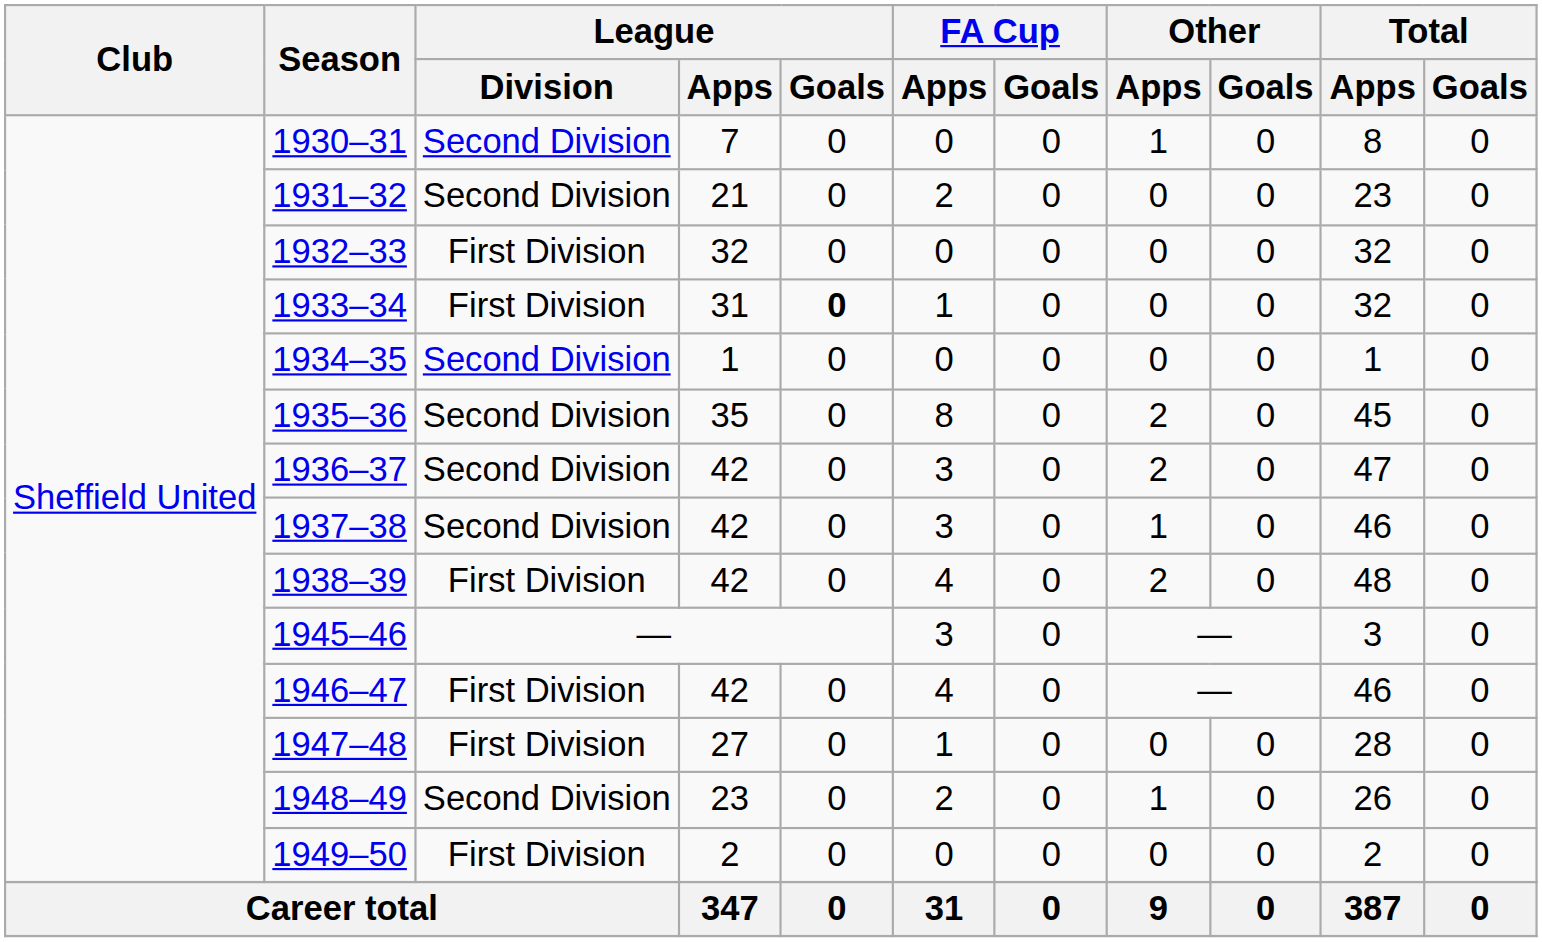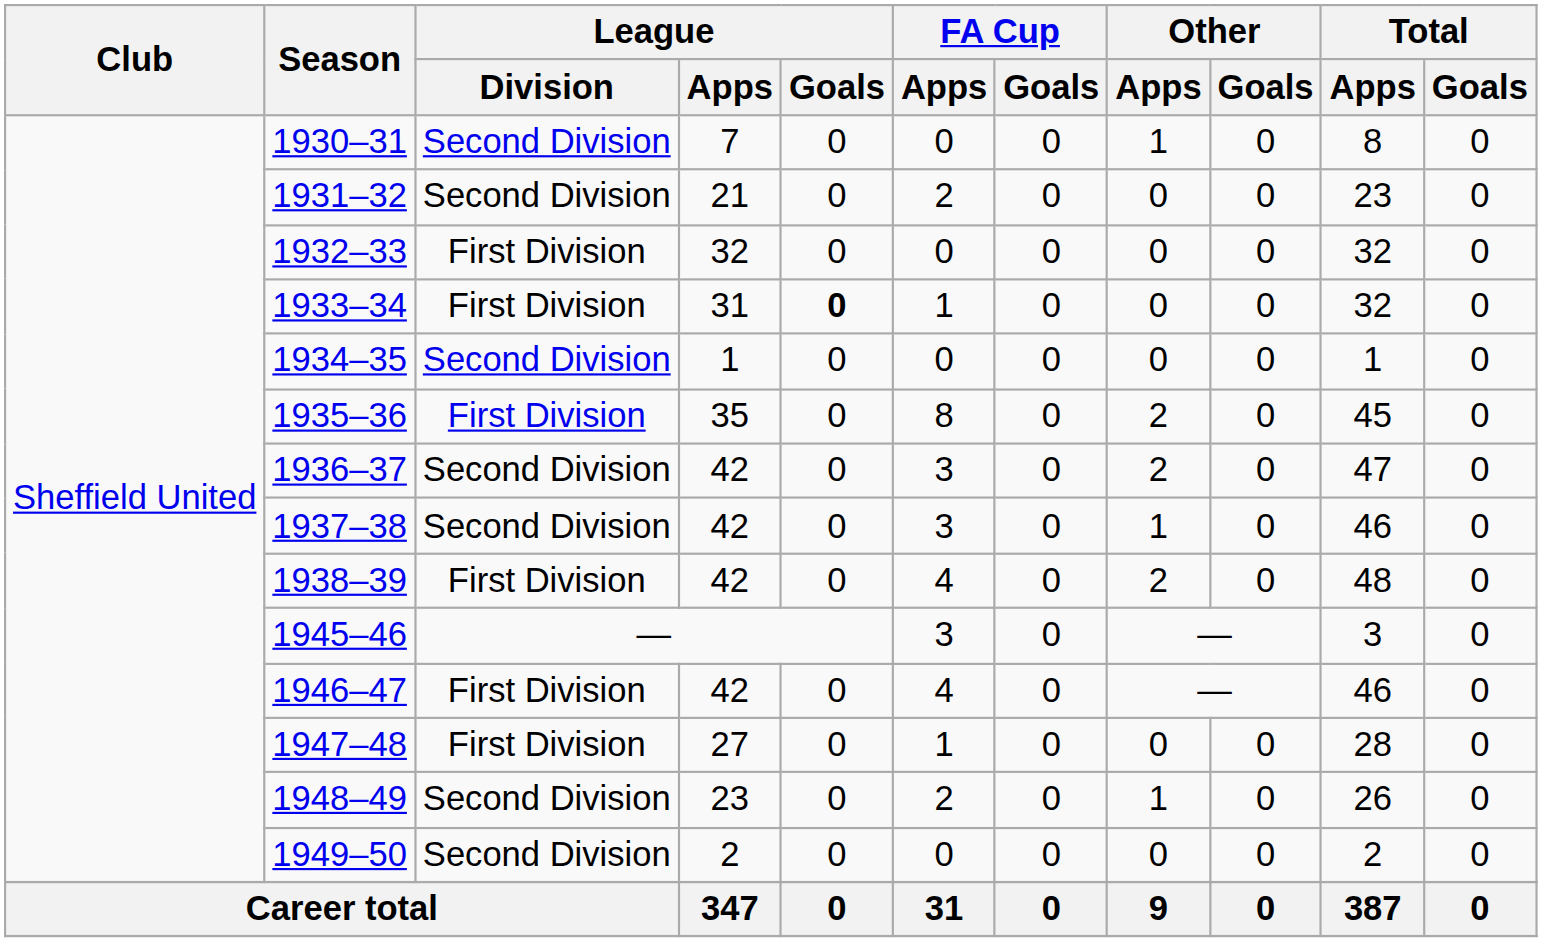(547, 415) Second Division -> (547, 415) First Division
(547, 854) First Division -> (547, 854) Second Division
